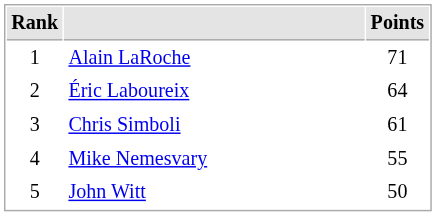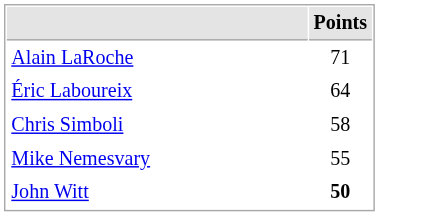- column: (35, 22)
(397, 124) 61 -> (340, 124) 58
(397, 192) normal -> (340, 192) bold
